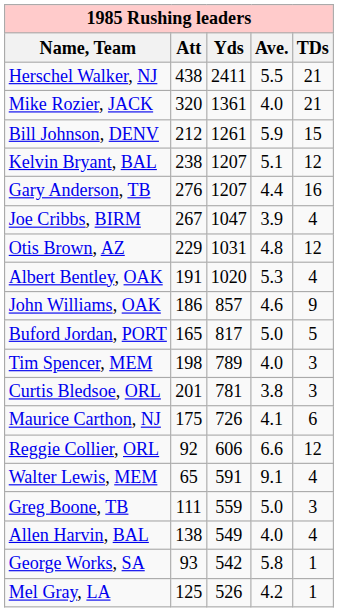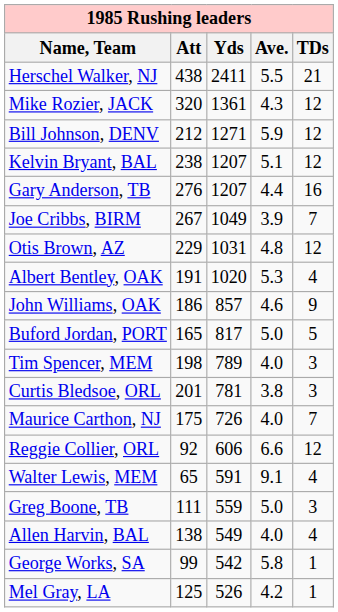(272, 104) 4.0 -> (272, 104) 4.3
(313, 104) 21 -> (313, 104) 12
(229, 133) 1261 -> (229, 133) 1271
(313, 133) 15 -> (313, 133) 12
(229, 219) 1047 -> (229, 219) 1049
(313, 219) 4 -> (313, 219) 7
(272, 420) 4.1 -> (272, 420) 4.0
(313, 420) 6 -> (313, 420) 7
(189, 563) 93 -> (189, 563) 99
